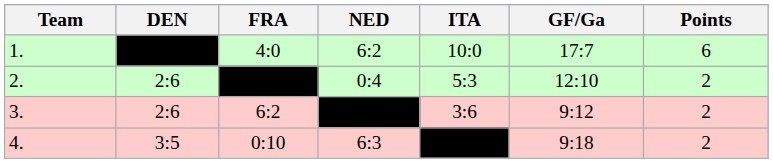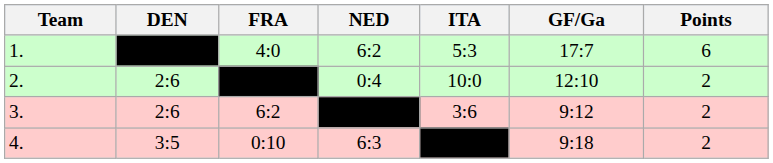(465, 50) 10:0 -> (465, 50) 5:3
(465, 81) 5:3 -> (465, 81) 10:0
